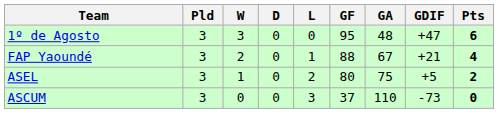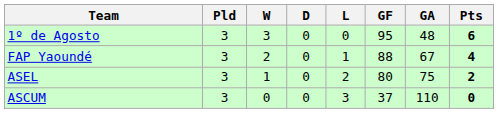- column: (429, 15)
